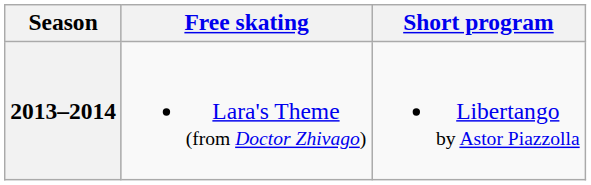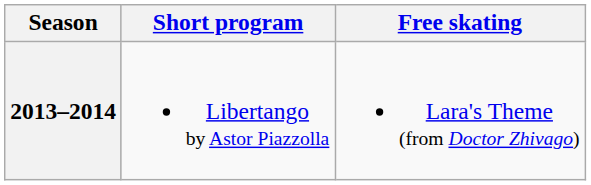columns swapped: (478, 23) <-> (247, 23)
